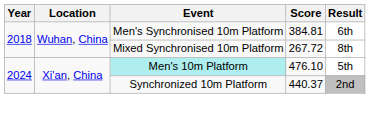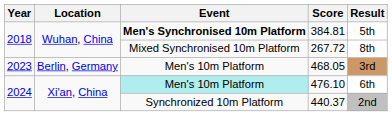(198, 31) normal -> (214, 31) bold
(345, 31) 6th -> (367, 31) 5th
+ row: (328, 66)
(345, 66) 5th -> (367, 84) 6th
